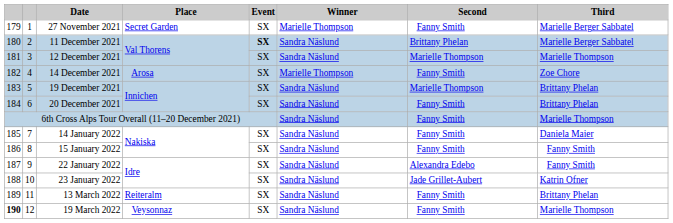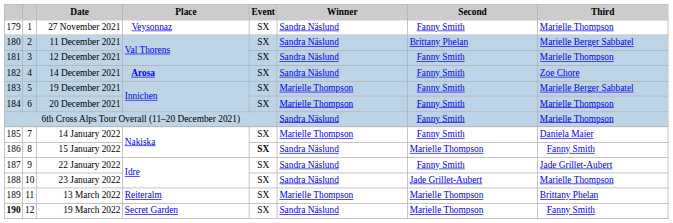(151, 27) Secret Garden -> (148, 27) Veysonnaz
(316, 27) Marielle Thompson -> (309, 27) Sandra Näslund
(587, 27) Marielle Berger Sabbatel -> (577, 27) Marielle Thompson
(263, 42) bold -> (263, 42) normal
(447, 57) Marielle Thompson -> (437, 57) Fanny Smith
(139, 73) normal -> (140, 73) bold
(316, 73) Marielle Thompson -> (309, 73) Sandra Näslund
(309, 88) Sandra Näslund -> (316, 88) Marielle Thompson
(447, 88) Marielle Thompson -> (437, 88) Fanny Smith
(569, 88) Brittany Phelan -> (587, 88) Marielle Berger Sabbatel
(309, 103) Sandra Näslund -> (316, 103) Marielle Thompson
(569, 103) Brittany Phelan -> (577, 103) Marielle Thompson
(309, 134) Sandra Näslund -> (316, 134) Marielle Thompson
(263, 149) normal -> (263, 149) bold
(437, 149) Fanny Smith -> (447, 149) Marielle Thompson
(442, 164) Alexandra Edebo -> (437, 164) Fanny Smith
(567, 164) Fanny Smith -> (576, 164) Jade Grillet-Aubert
(564, 180) Katrin Ofner -> (577, 180) Marielle Thompson
(309, 195) Sandra Näslund -> (316, 195) Marielle Thompson
(437, 195) Fanny Smith -> (447, 195) Marielle Thompson
(148, 210) Veysonnaz -> (151, 210) Secret Garden
(437, 210) Fanny Smith -> (447, 210) Marielle Thompson
(577, 210) Marielle Thompson -> (567, 210) Fanny Smith
